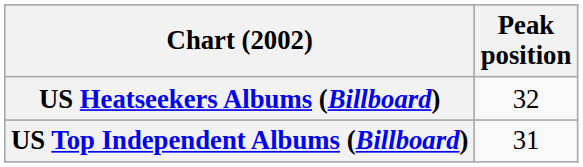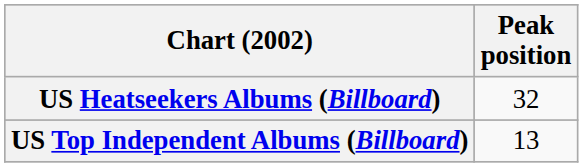(526, 140) 31 -> (526, 140) 13
